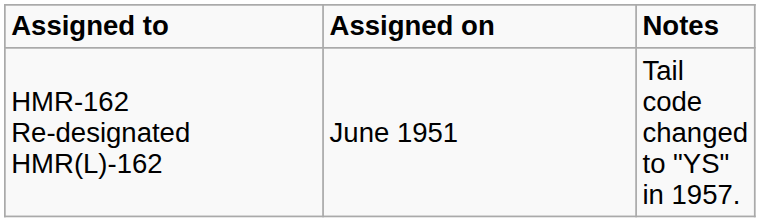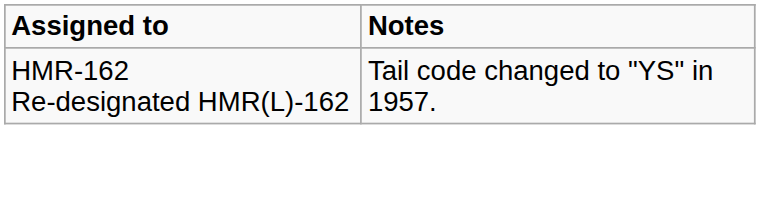- column: (412, 26)
